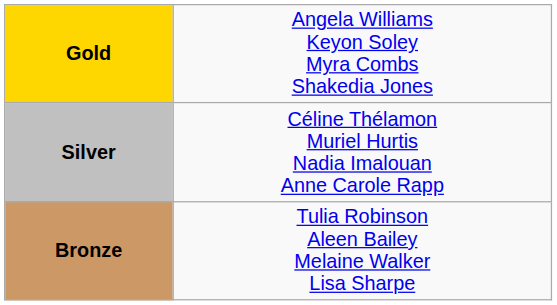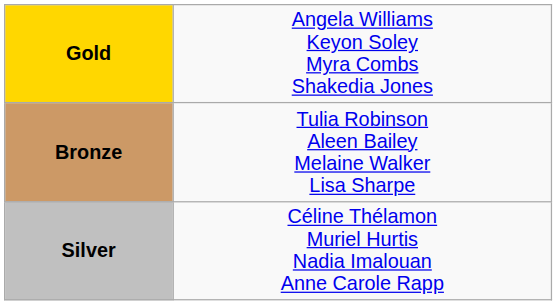rows swapped: (89, 152) <-> (89, 250)
